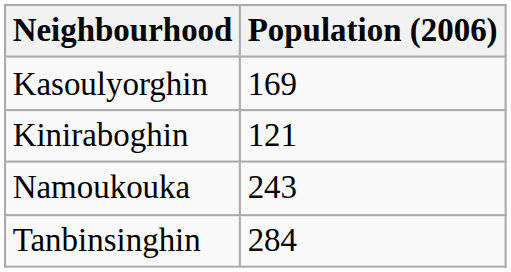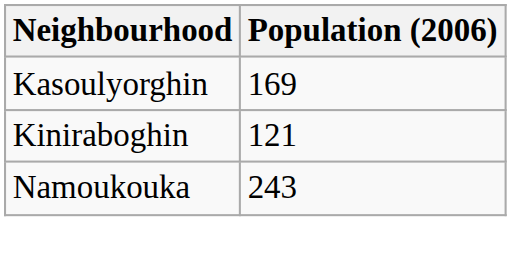- row: (107, 239)
